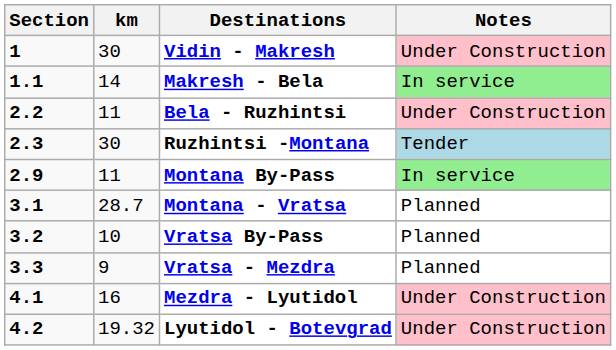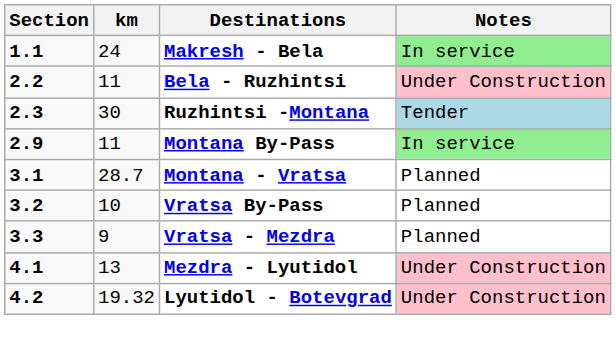- row: (249, 51)
(109, 82) 14 -> (109, 51) 24
(109, 299) 16 -> (109, 268) 13
